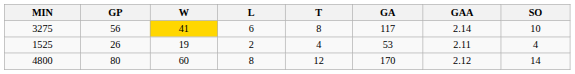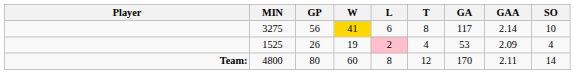+ column: (127, 12)
(251, 45) no background -> (389, 45) pink background
(462, 45) 2.11 -> (508, 45) 2.09
(462, 61) 2.12 -> (508, 61) 2.11
